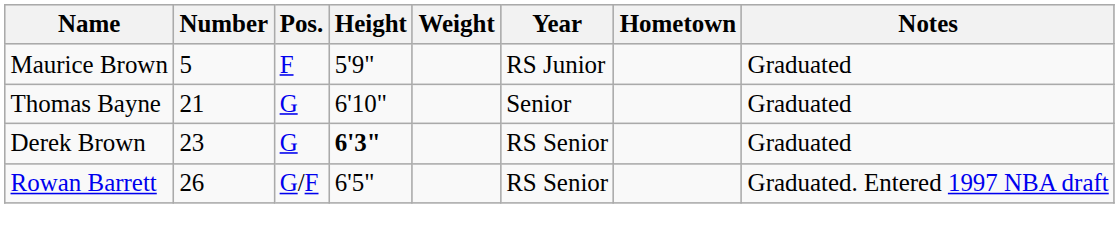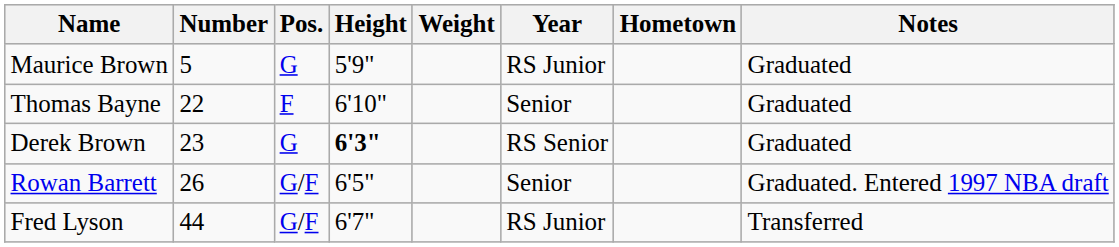(287, 63) F -> (289, 63) G
(192, 103) 21 -> (192, 103) 22
(289, 103) G -> (287, 103) F
(557, 182) RS Senior -> (539, 182) Senior
+ row: (67, 222)
